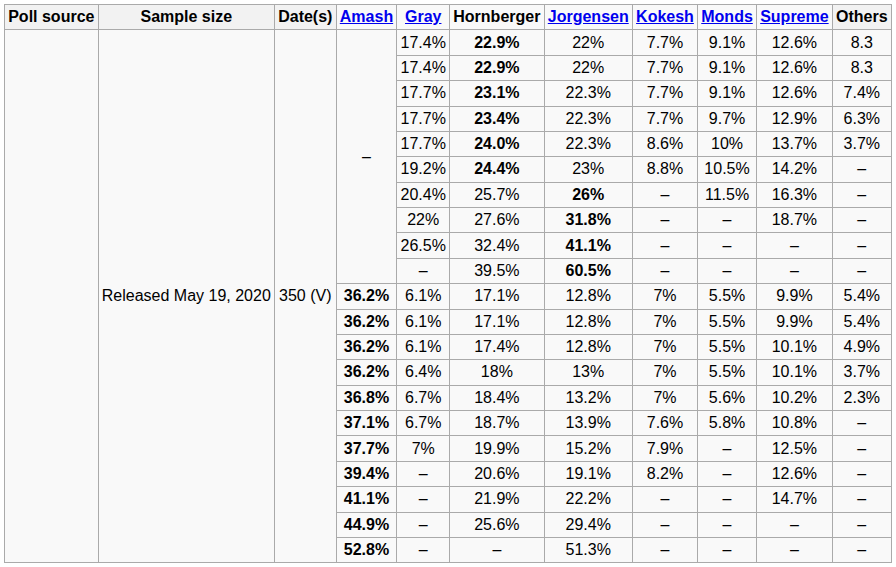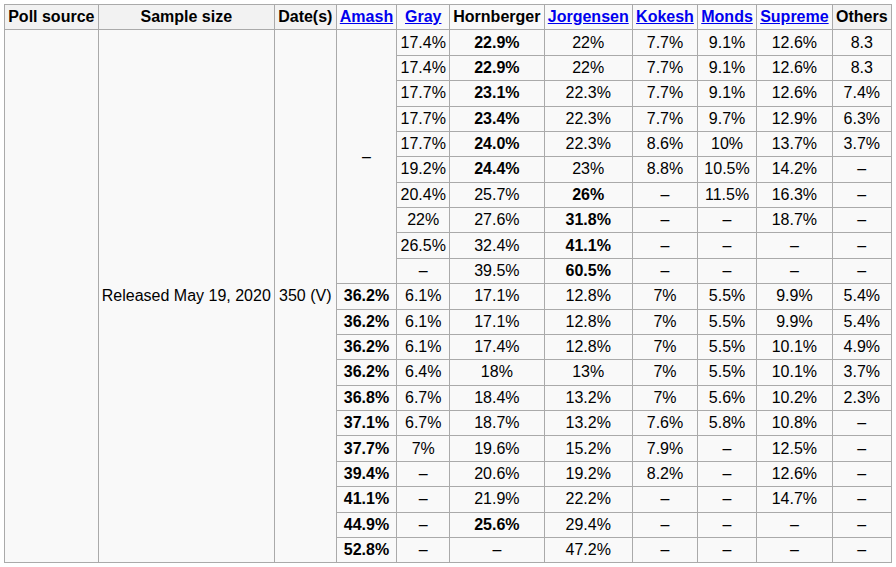(588, 423) 13.9% -> (588, 423) 13.2%
(497, 448) 19.9% -> (497, 448) 19.6%
(588, 473) 19.1% -> (588, 473) 19.2%
(497, 524) normal -> (497, 524) bold
(588, 550) 51.3% -> (588, 550) 47.2%
